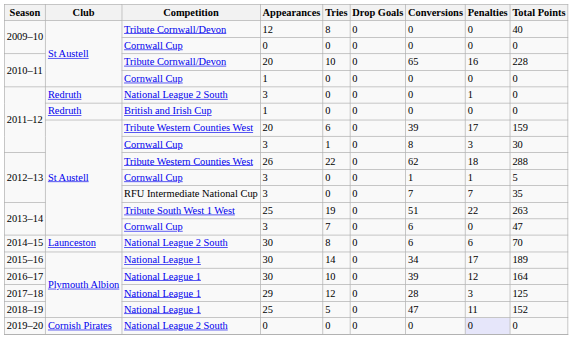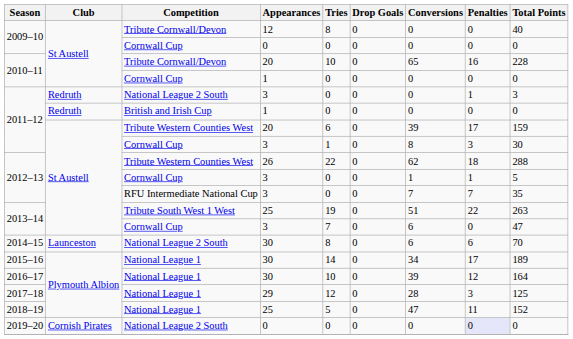(515, 95) 0 -> (515, 95) 3
